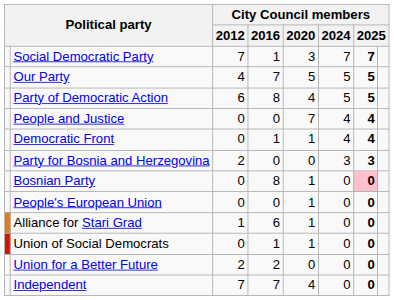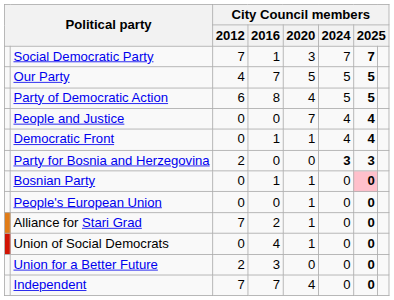(347, 160) normal -> (347, 160) bold
(276, 181) 8 -> (276, 181) 1
(241, 222) 1 -> (241, 222) 7
(276, 222) 6 -> (276, 222) 2
(276, 243) 1 -> (276, 243) 4
(276, 264) 2 -> (276, 264) 3
